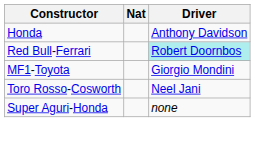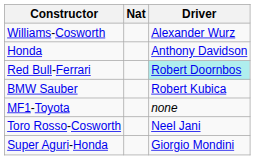+ row: (56, 33)
+ row: (42, 89)
(193, 70) Giorgio Mondini -> (164, 108) none
(164, 108) none -> (193, 145) Giorgio Mondini
